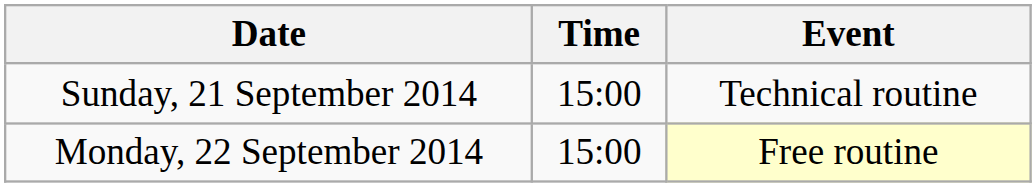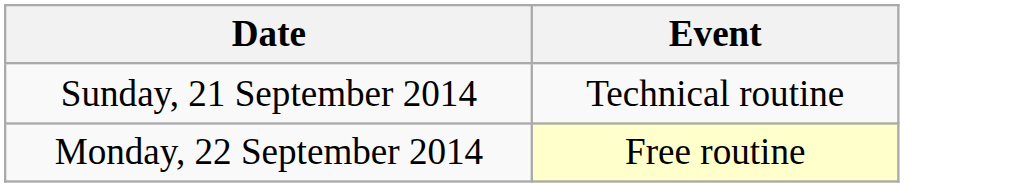- column: (599, 33)
